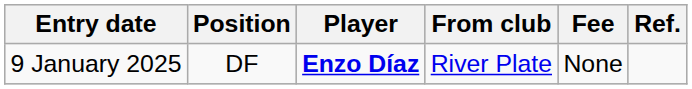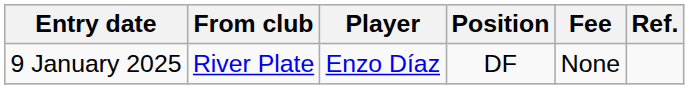columns swapped: (242, 24) <-> (491, 24)
(361, 63) bold -> (383, 63) normal
